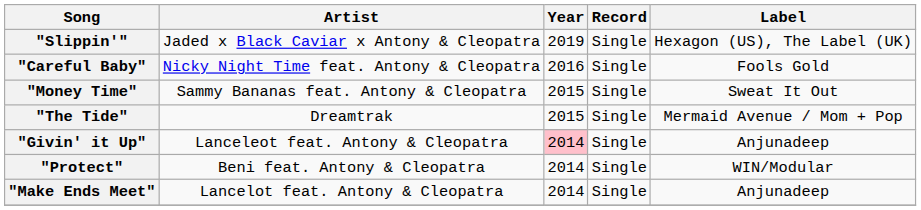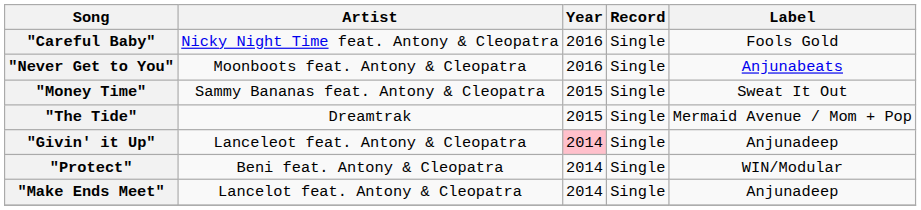- row: (82, 42)
+ row: (91, 67)
